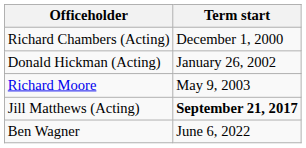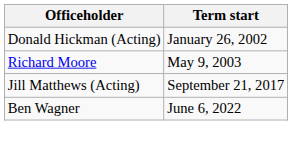- row: (89, 39)
(237, 108) bold -> (226, 85) normal
